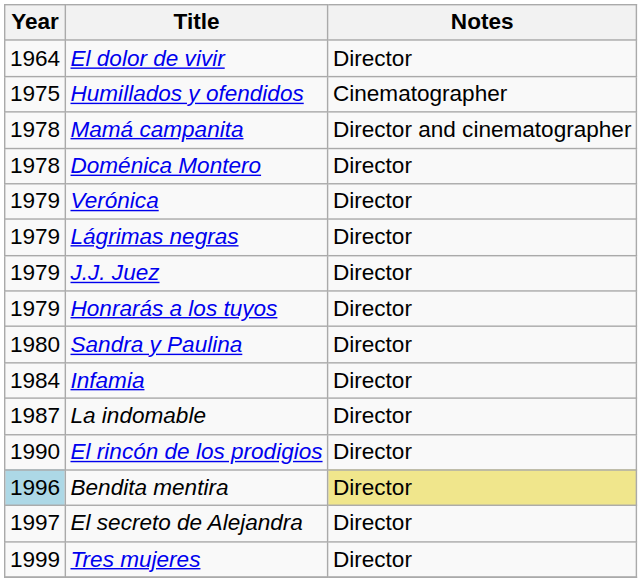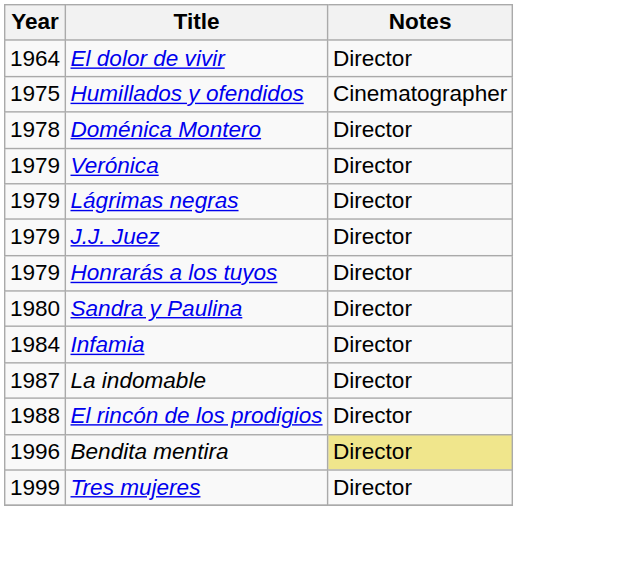- row: (157, 129)
(35, 451) 1990 -> (35, 415) 1988
(35, 487) lightblue background -> (35, 451) no background
- row: (187, 523)
